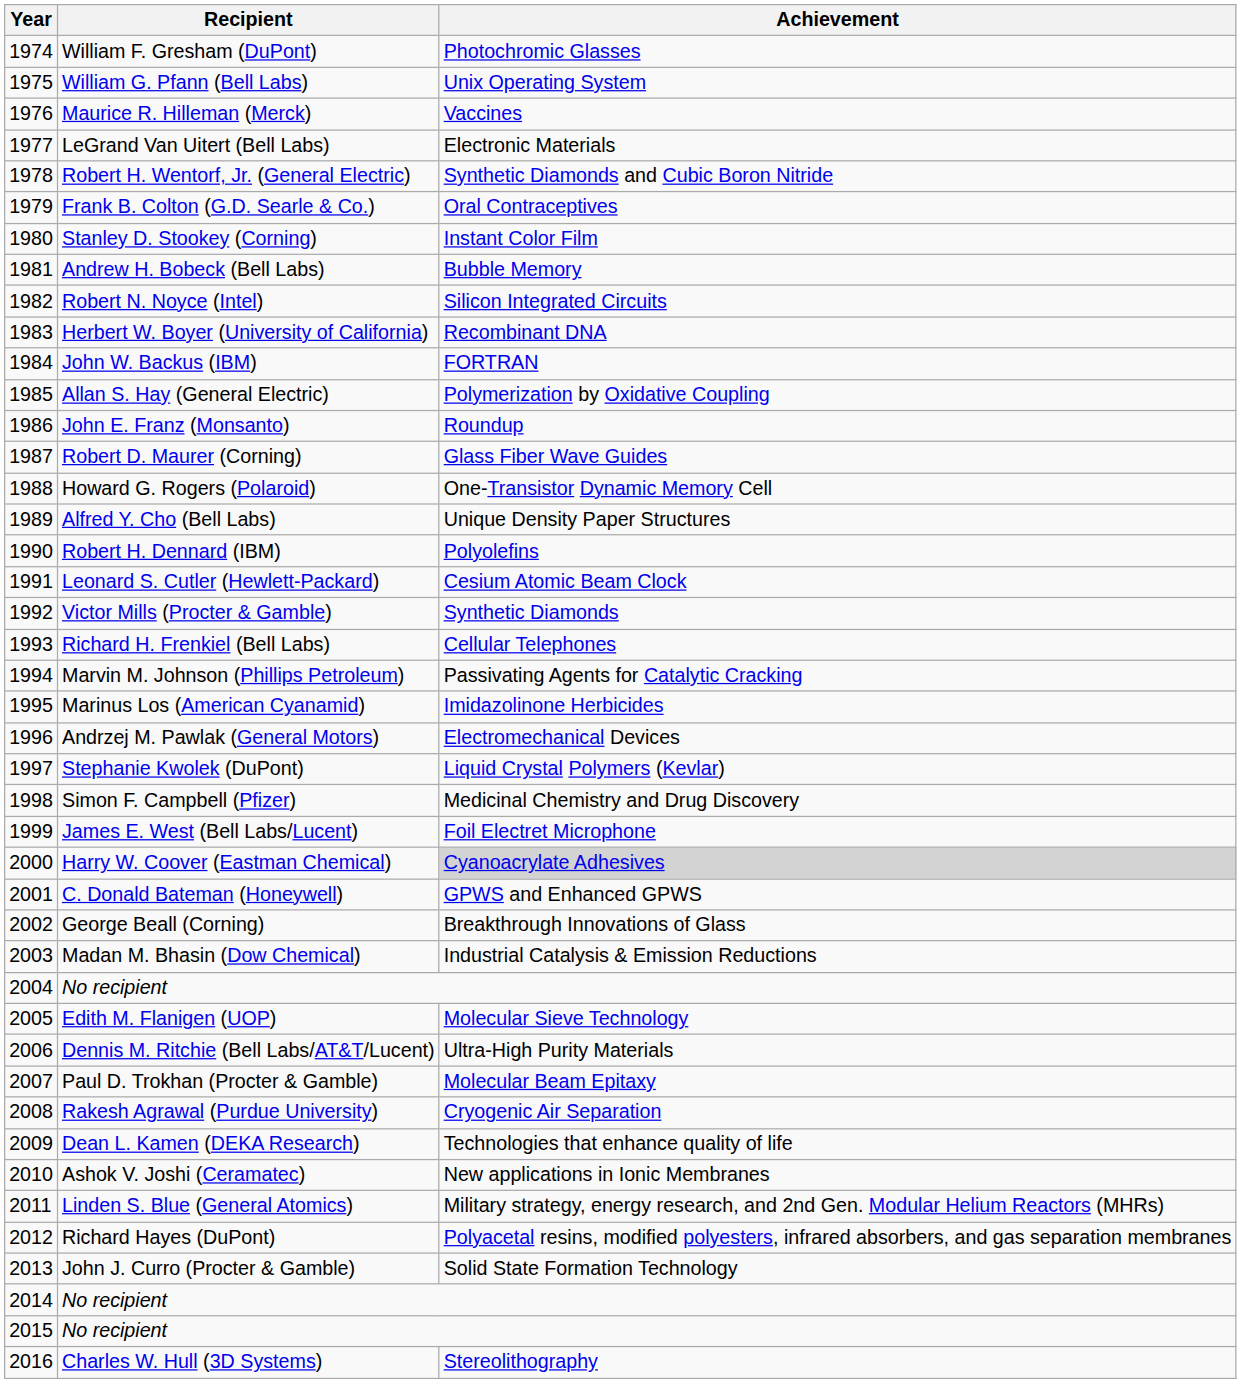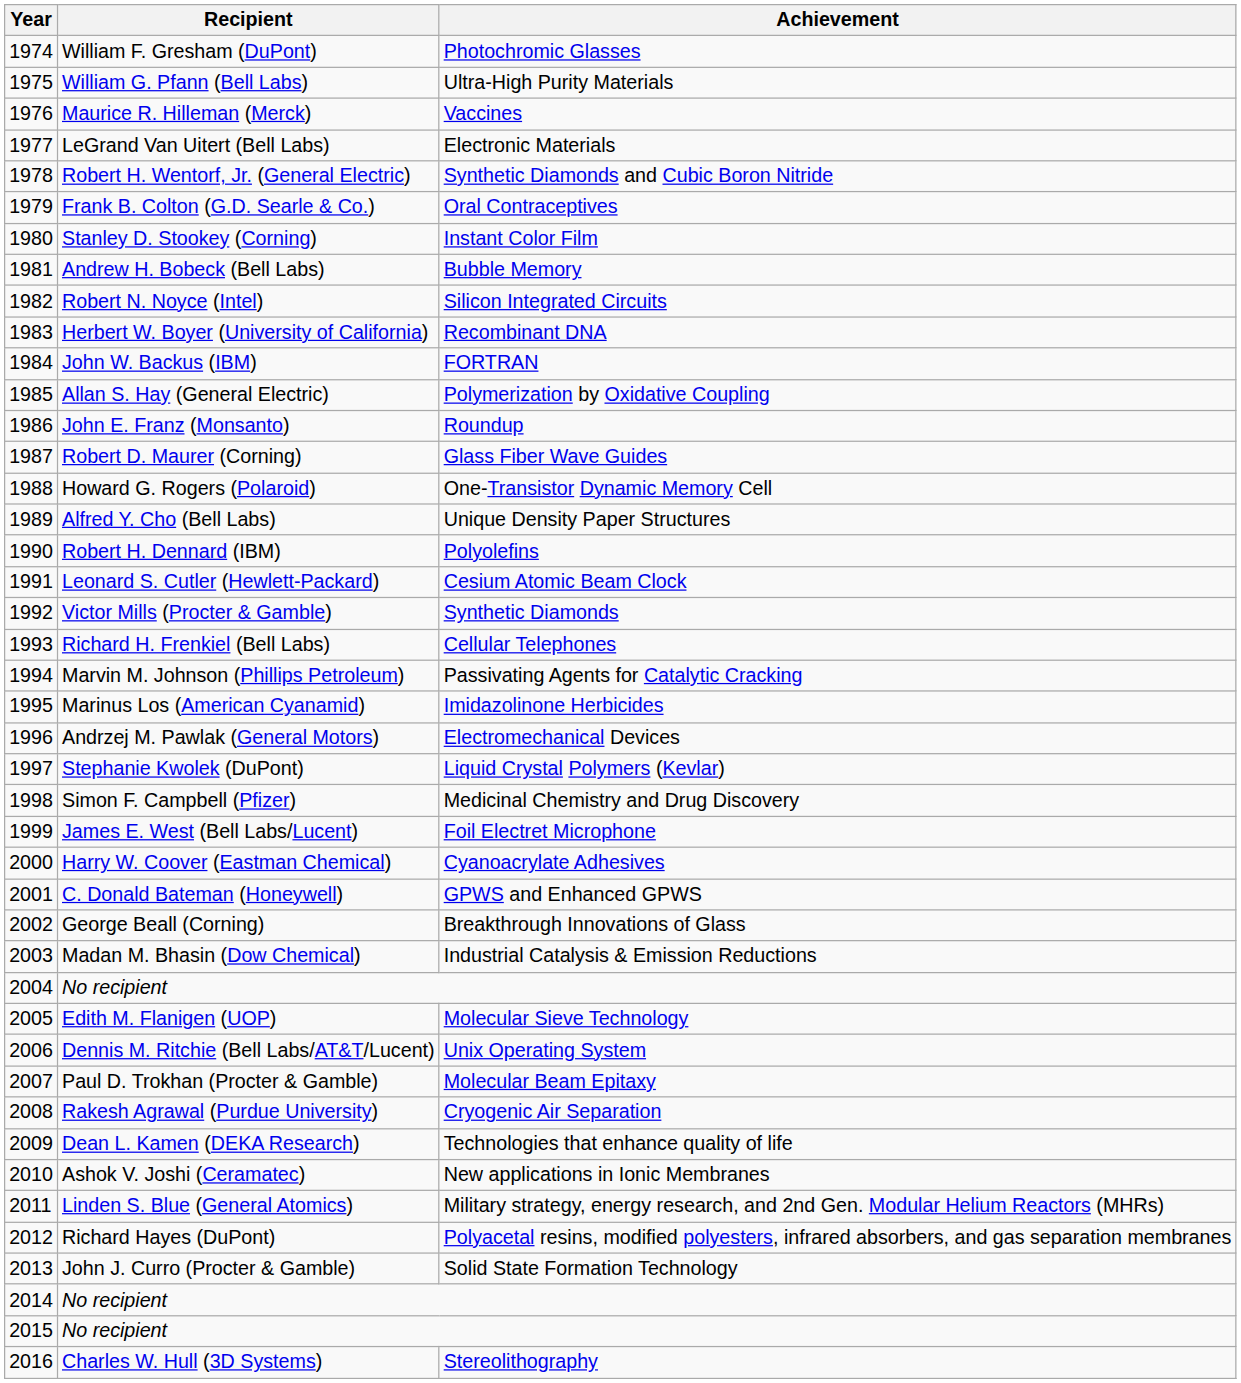(545, 82) Unix Operating System -> (559, 82) Ultra-High Purity Materials
(554, 862) lightgrey background -> (554, 862) no background
(559, 1050) Ultra-High Purity Materials -> (545, 1050) Unix Operating System
